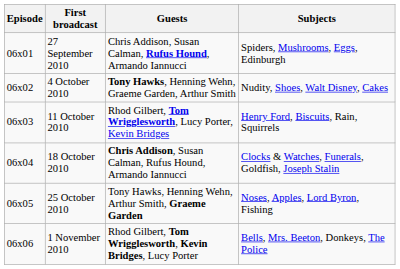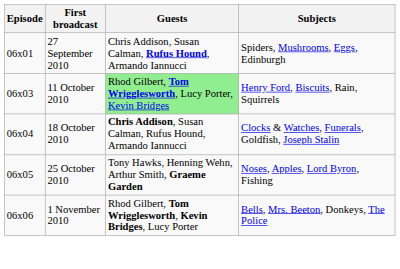- row: (68, 87)
(170, 122) no background -> (170, 93) lightgreen background
